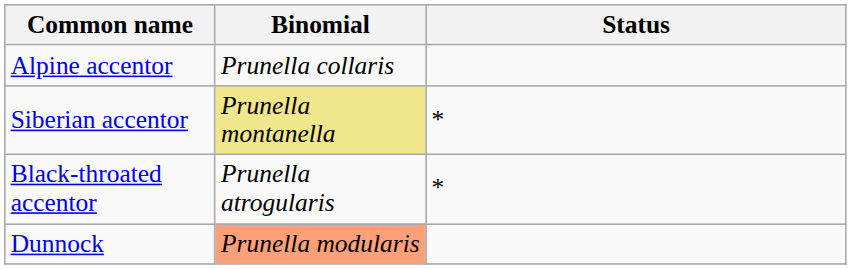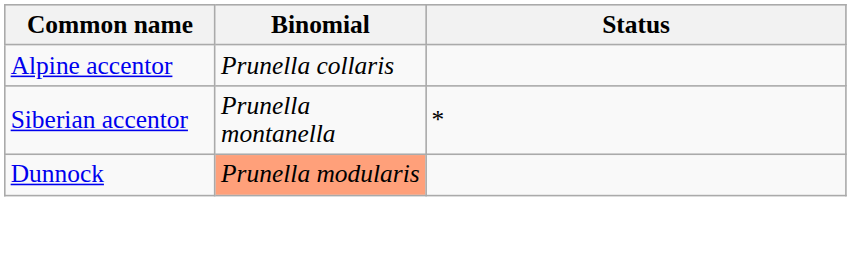(278, 119) khaki background -> (278, 119) no background
- row: (86, 188)
